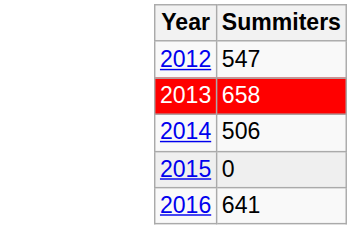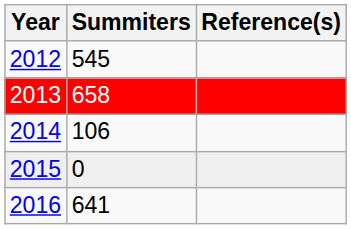+ column: (271, 22)
(241, 59) 547 -> (91, 59) 545
(241, 132) 506 -> (91, 132) 106
